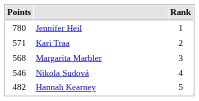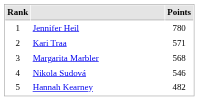columns swapped: (181, 12) <-> (19, 12)
